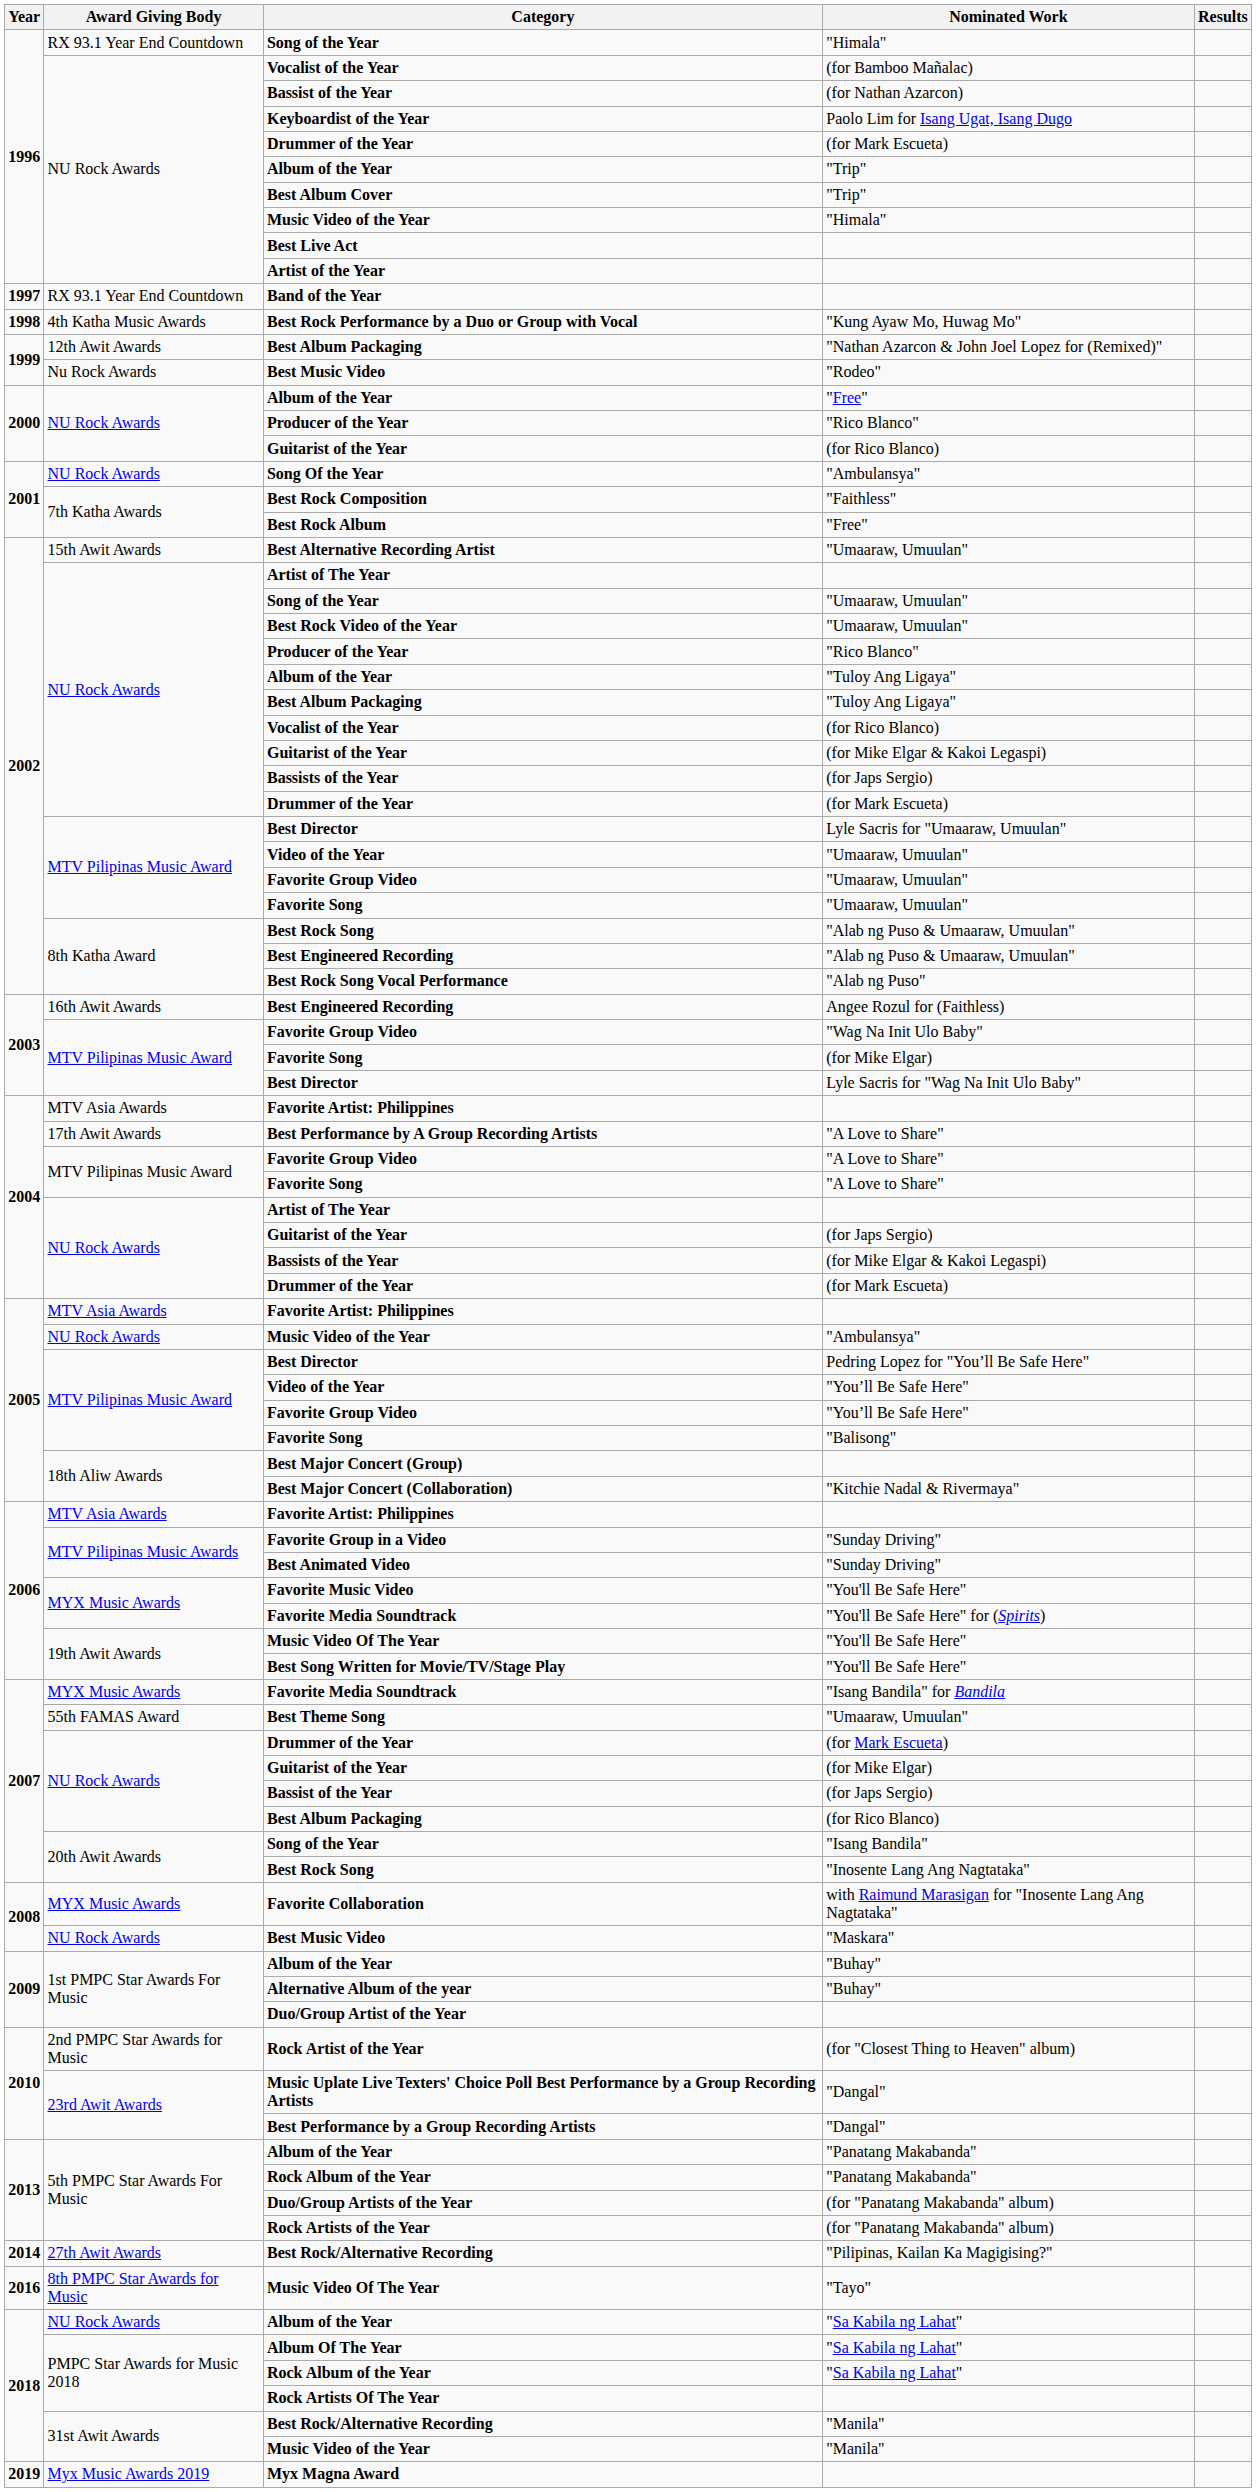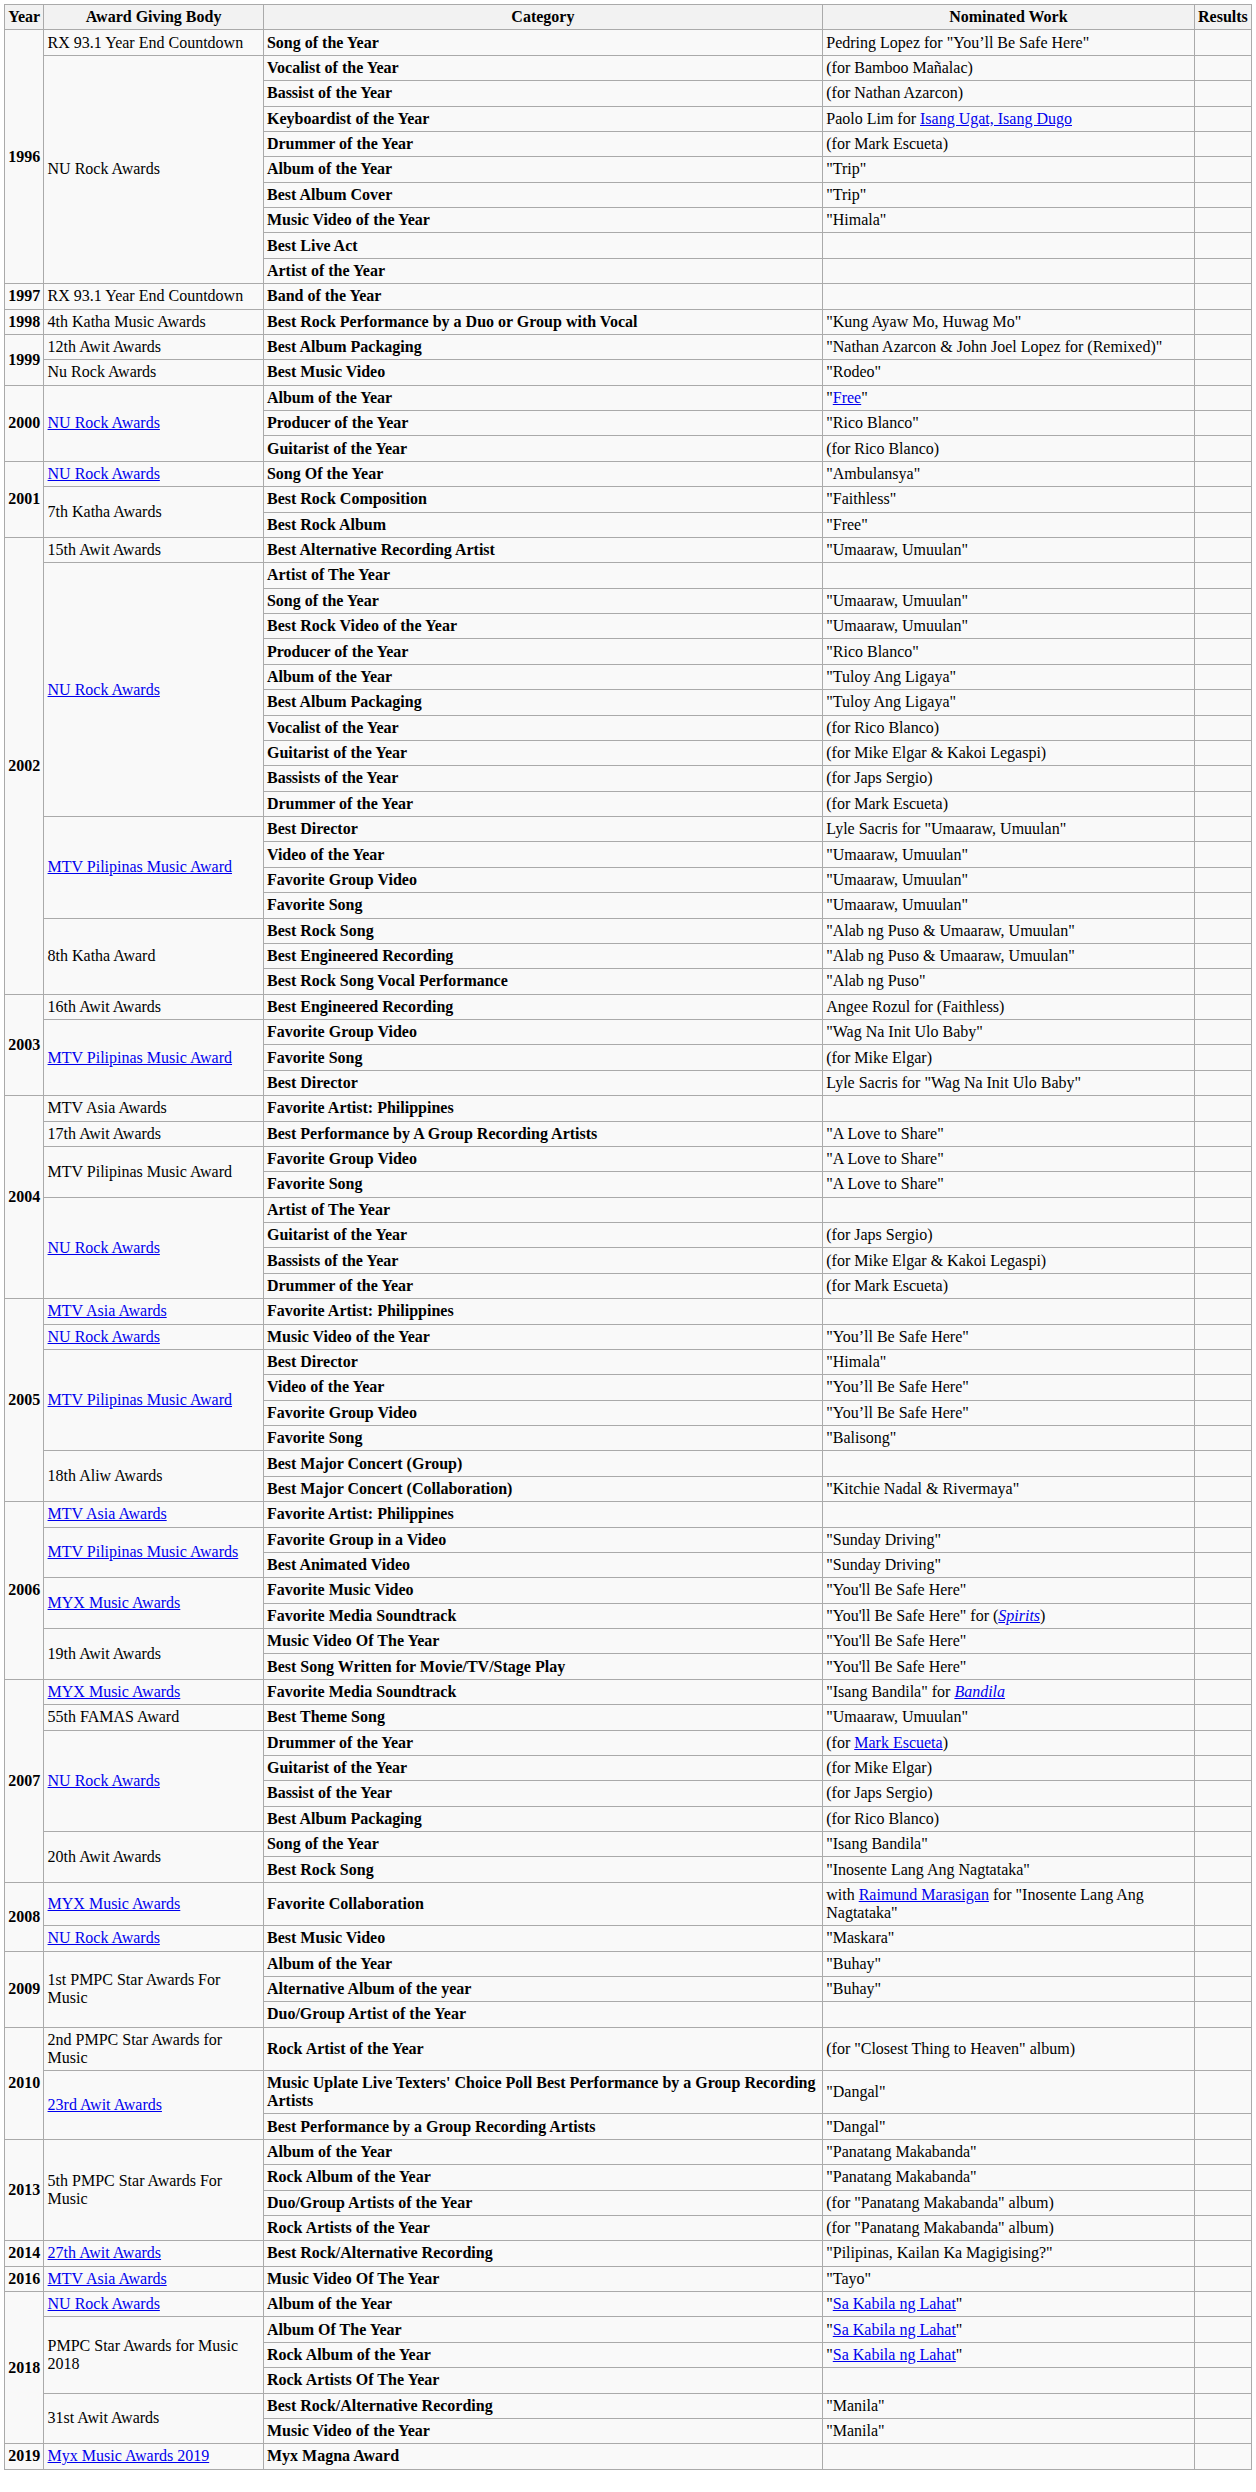(856, 42) "Himala" -> (958, 42) Pedring Lopez for "You’ll Be Safe Here"
(873, 1336) "Ambulansya" -> (898, 1336) "You’ll Be Safe Here"
(958, 1362) Pedring Lopez for "You’ll Be Safe Here" -> (856, 1362) "Himala"
(133, 2287) 8th PMPC Star Awards for Music -> (107, 2278) MTV Asia Awards
